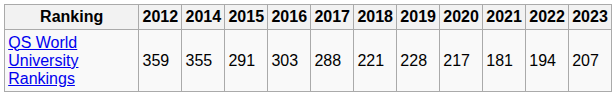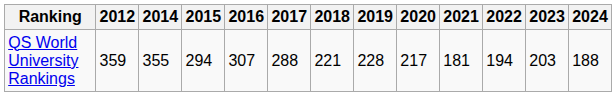+ column: (590, 17)
(242, 60) 291 -> (199, 60) 294
(285, 60) 303 -> (242, 60) 307
(586, 60) 207 -> (543, 60) 203
